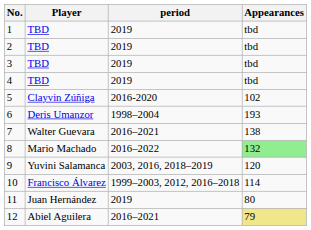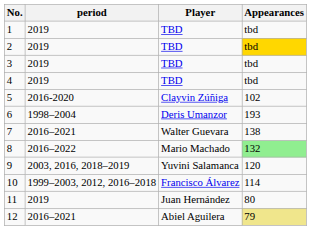columns swapped: (67, 13) <-> (175, 13)
(251, 47) no background -> (251, 47) gold background
